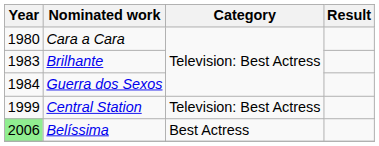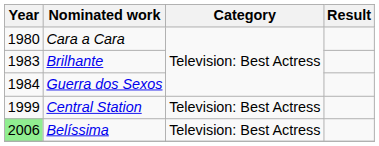(209, 130) Best Actress -> (245, 130) Television: Best Actress
